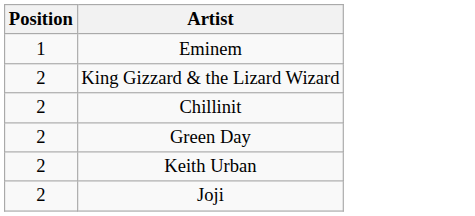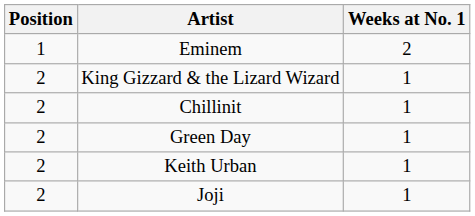+ column: (407, 19)
